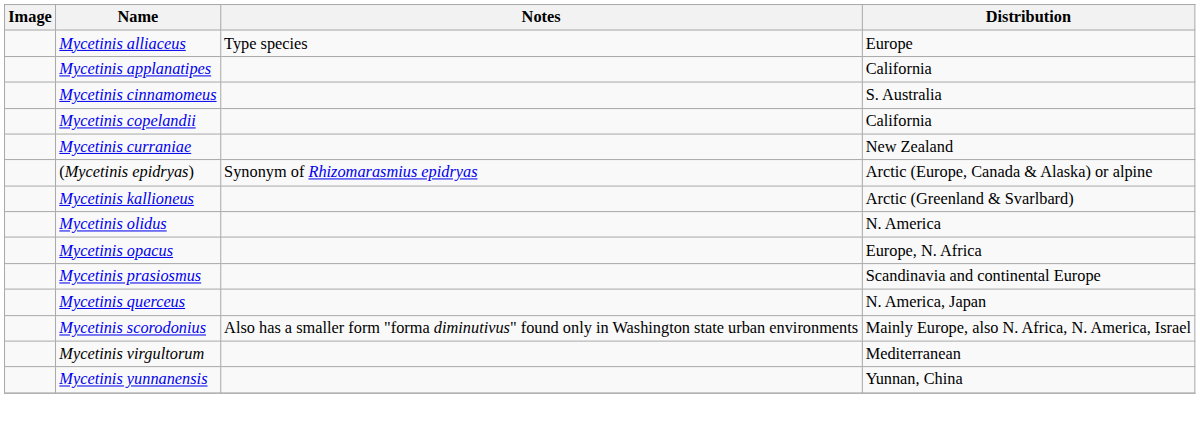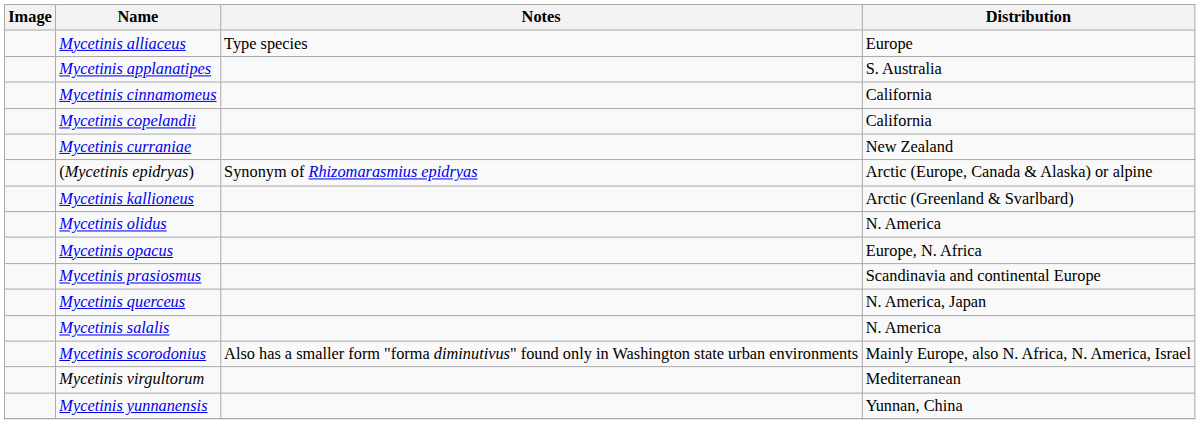(899, 69) California -> (904, 69) S. Australia
(904, 95) S. Australia -> (899, 95) California
+ row: (114, 328)
